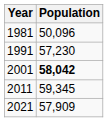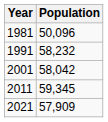(57, 51) 57,230 -> (57, 51) 58,232
(57, 70) bold -> (57, 70) normal
